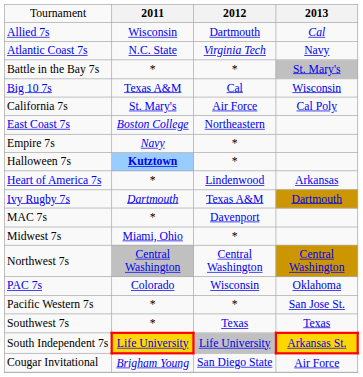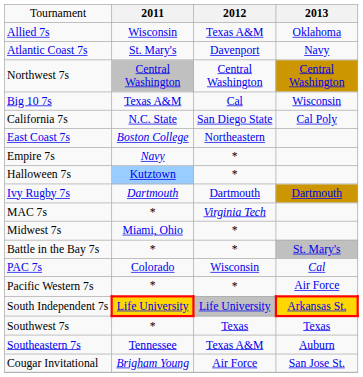(235, 32) Dartmouth -> (235, 32) Texas A&M
(317, 32) Cal -> (317, 32) Oklahoma
(153, 50) N.C. State -> (153, 50) St. Mary's
(235, 50) Virginia Tech -> (235, 50) Davenport
rows swapped: (53, 69) <-> (38, 261)
(153, 106) St. Mary's -> (153, 119) N.C. State
(235, 106) Air Force -> (235, 119) San Diego State
(153, 161) bold -> (153, 175) normal
- row: (54, 180)
(235, 198) Texas A&M -> (235, 193) Dartmouth
(235, 217) Davenport -> (235, 212) Virginia Tech
(317, 286) Oklahoma -> (317, 267) Cal
(317, 304) San Jose St. -> (317, 286) Air Force
rows swapped: (58, 343) <-> (38, 323)
+ row: (44, 344)
(235, 362) San Diego State -> (235, 363) Air Force
(317, 363) Air Force -> (317, 363) San Jose St.
